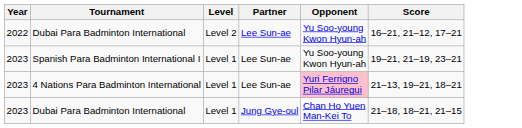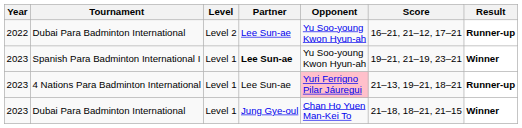+ column: (491, 12)
(266, 59) normal -> (267, 59) bold
